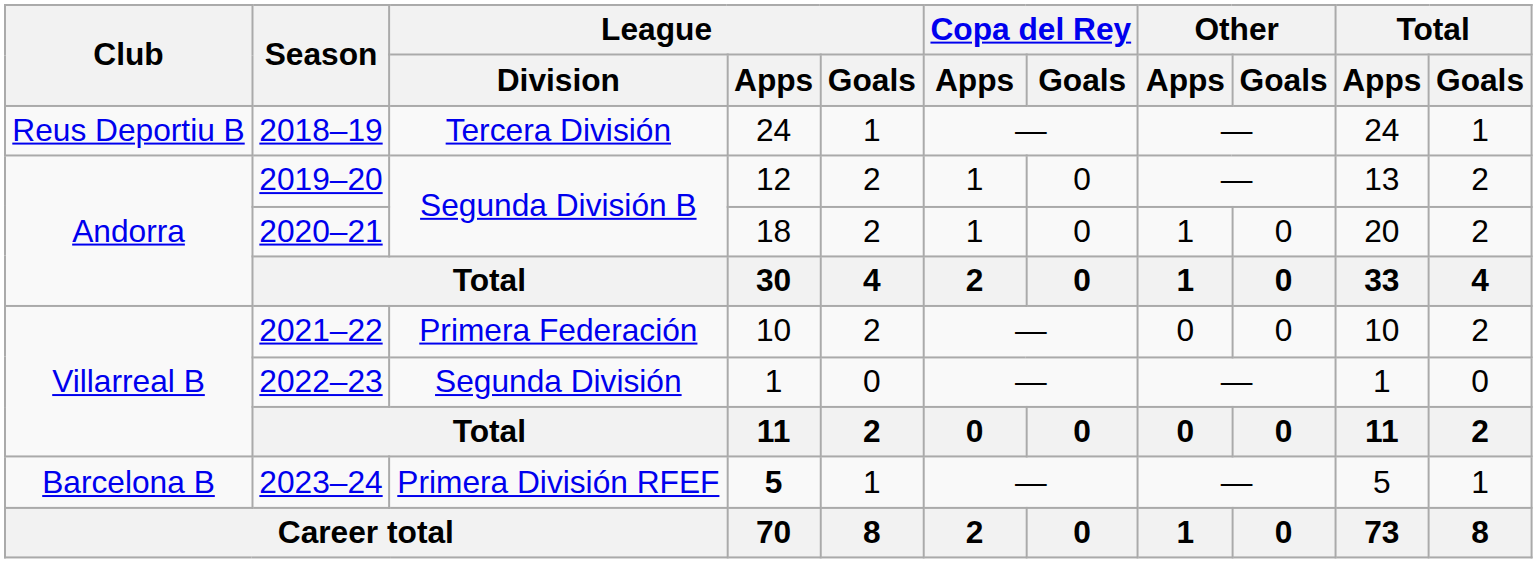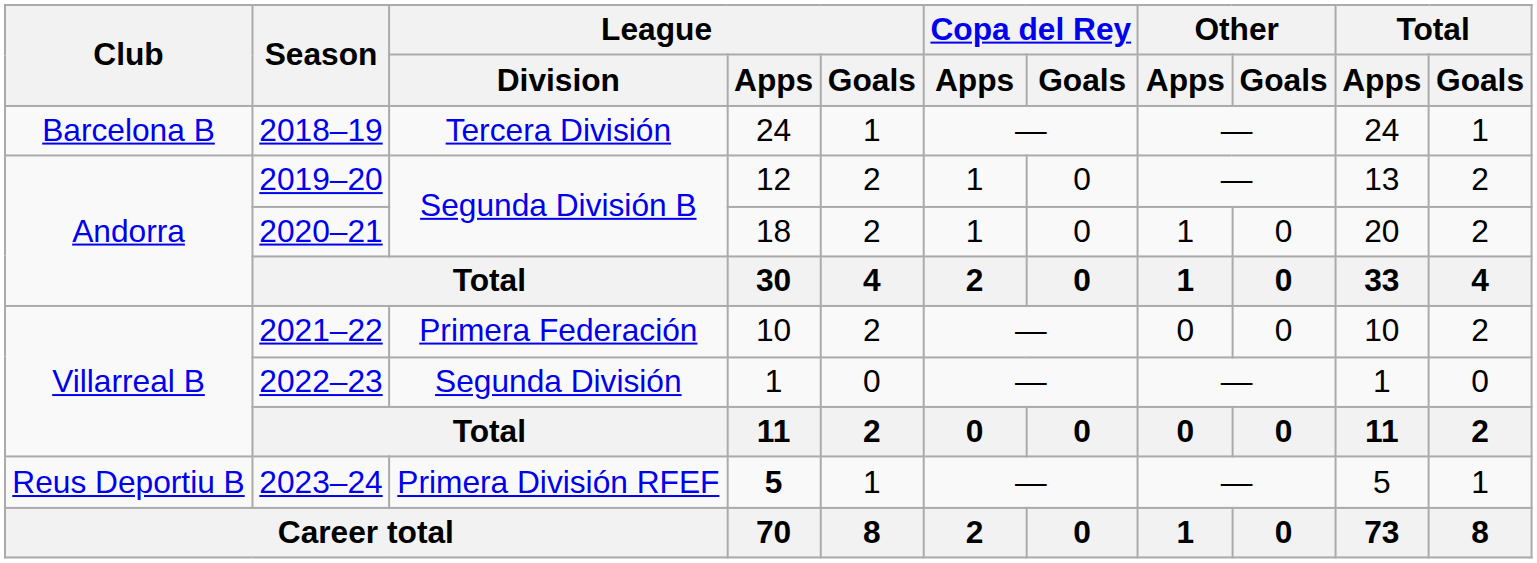(129, 130) Reus Deportiu B -> (129, 130) Barcelona B
(129, 481) Barcelona B -> (129, 481) Reus Deportiu B
